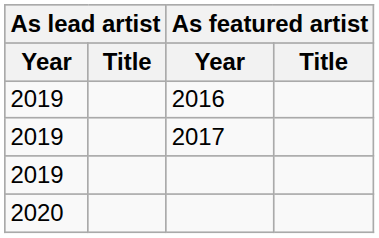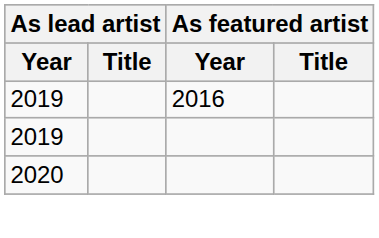- row: (37, 137)
